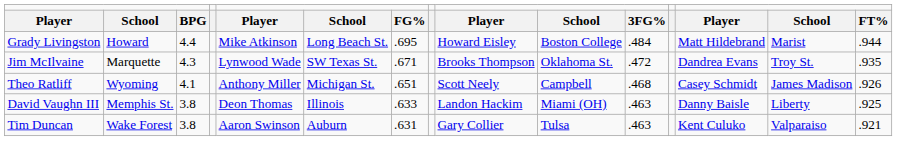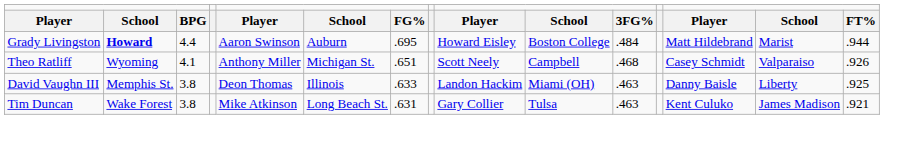(128, 41) normal -> (129, 41) bold
(258, 41) Mike Atkinson -> (259, 41) Aaron Swinson
(347, 41) Long Beach St. -> (327, 41) Auburn
- row: (46, 62)
(812, 83) James Madison -> (786, 62) Valparaiso
(259, 124) Aaron Swinson -> (258, 104) Mike Atkinson
(327, 124) Auburn -> (347, 104) Long Beach St.
(799, 124) Valparaiso -> (799, 104) James Madison
